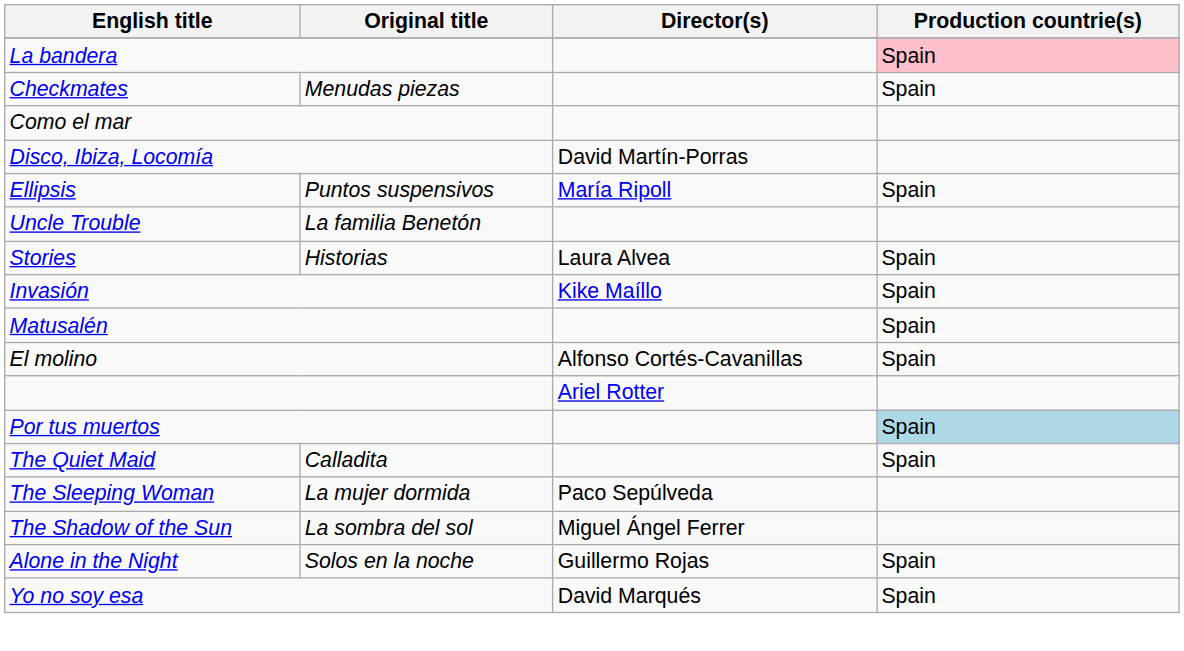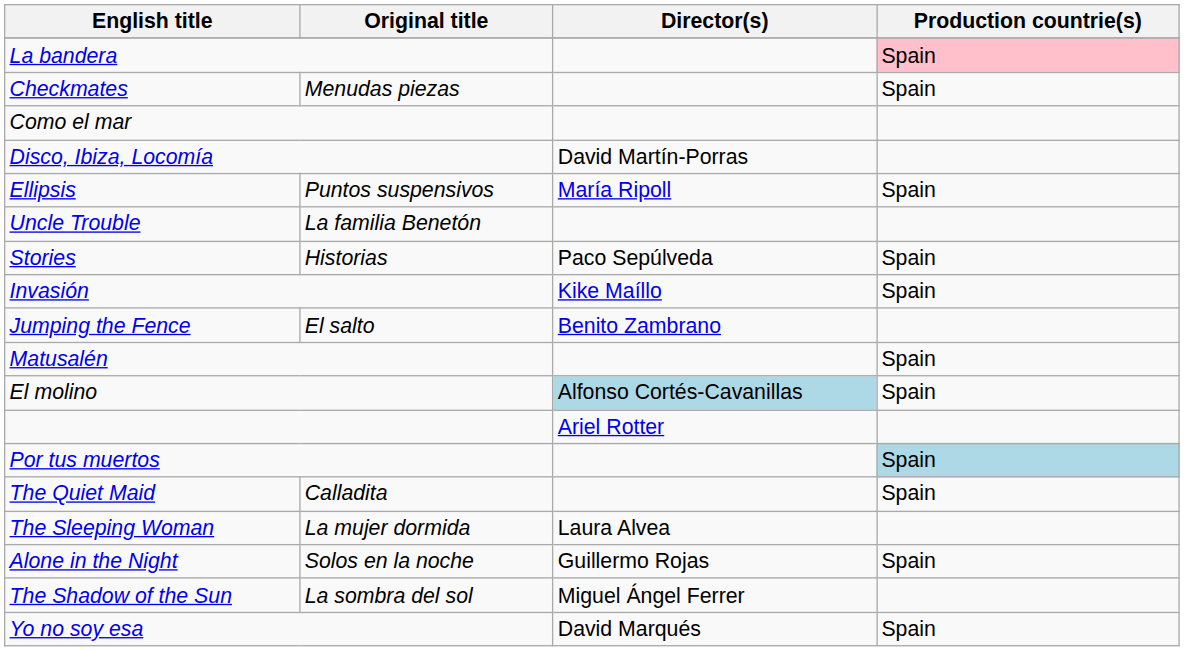(614, 257) Laura Alvea -> (635, 257) Paco Sepúlveda
+ row: (100, 325)
(680, 358) no background -> (680, 392) lightblue background
(635, 493) Paco Sepúlveda -> (614, 527) Laura Alvea
rows swapped: (121, 527) <-> (94, 561)
